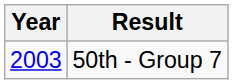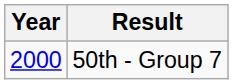(36, 59) 2003 -> (36, 59) 2000
